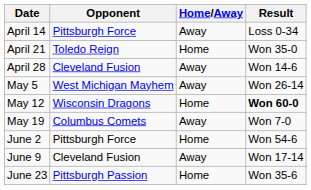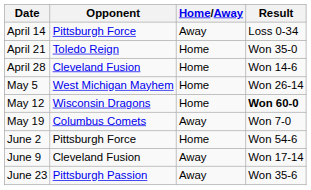(193, 67) Away -> (194, 67) Home
(193, 85) Away -> (194, 85) Home
(194, 175) Home -> (193, 175) Away
